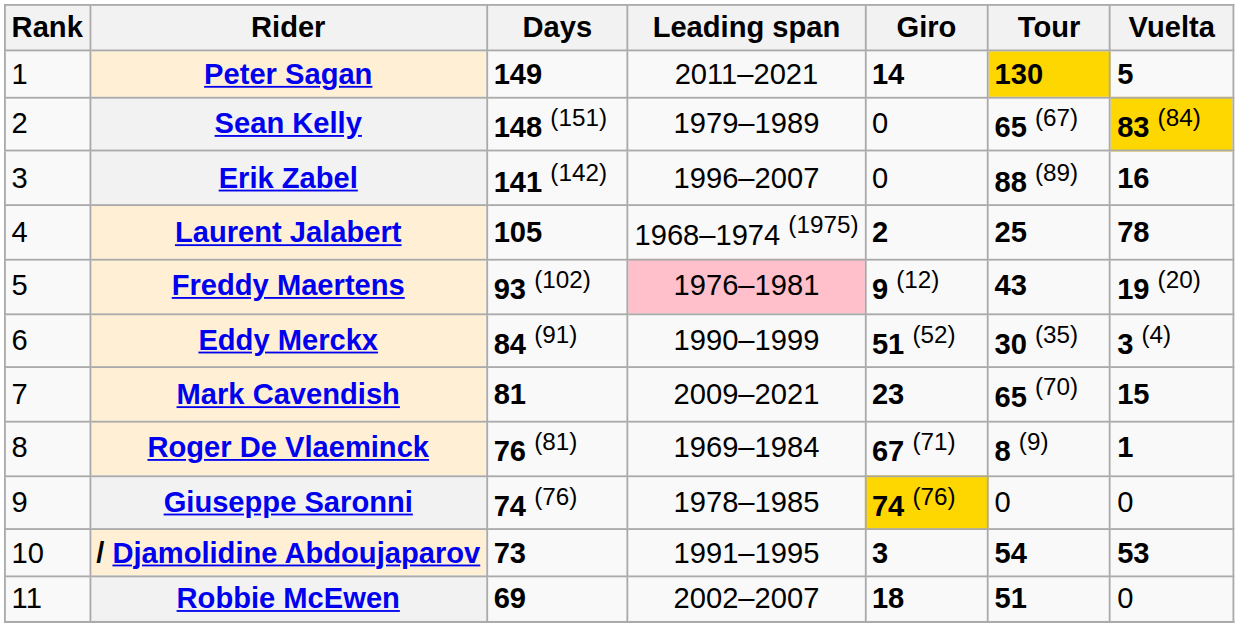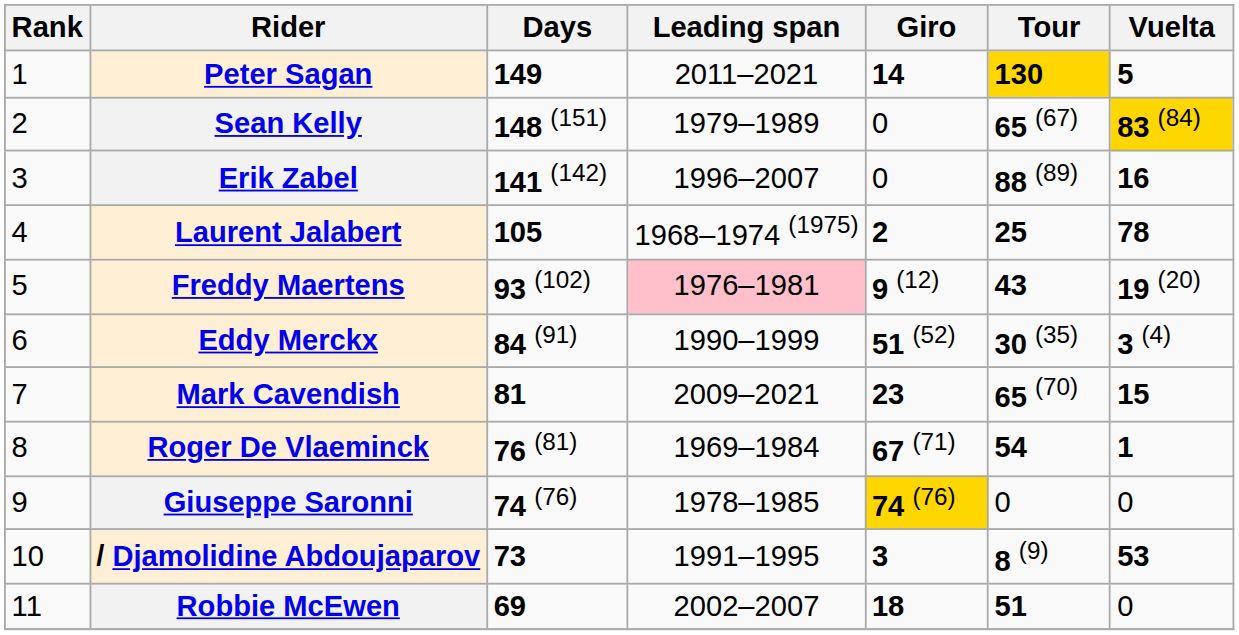(1021, 448) 8 (9) -> (1011, 448) 54
(1011, 552) 54 -> (1021, 556) 8 (9)
